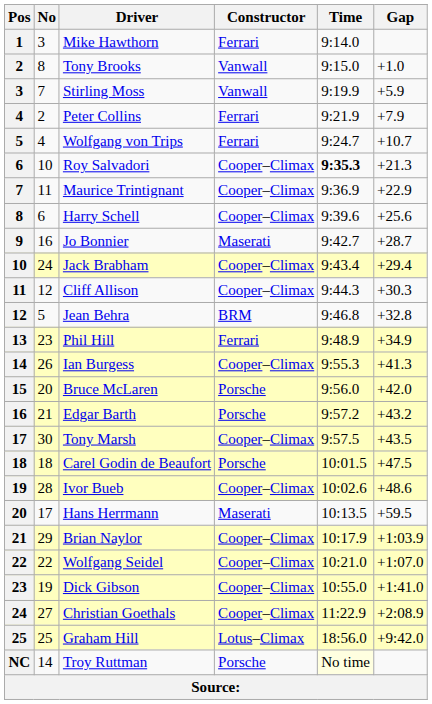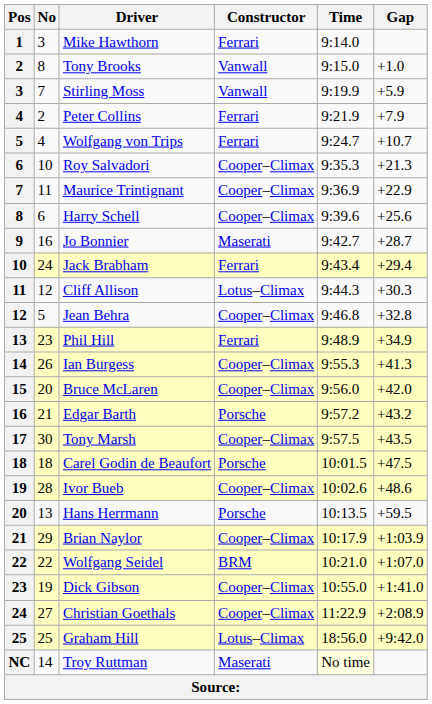(341, 165) bold -> (340, 165) normal
(266, 265) Cooper–Climax -> (239, 265) Ferrari
(266, 290) Cooper–Climax -> (261, 290) Lotus–Climax
(235, 314) BRM -> (266, 314) Cooper–Climax
(242, 389) Porsche -> (266, 389) Cooper–Climax
(45, 513) 17 -> (45, 513) 13
(244, 513) Maserati -> (242, 513) Porsche
(266, 562) Cooper–Climax -> (235, 562) BRM
(242, 662) Porsche -> (244, 662) Maserati
